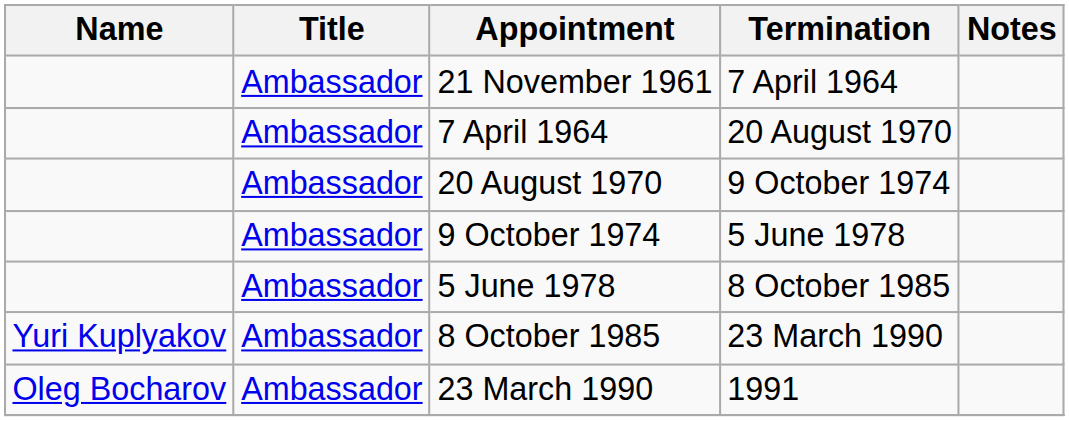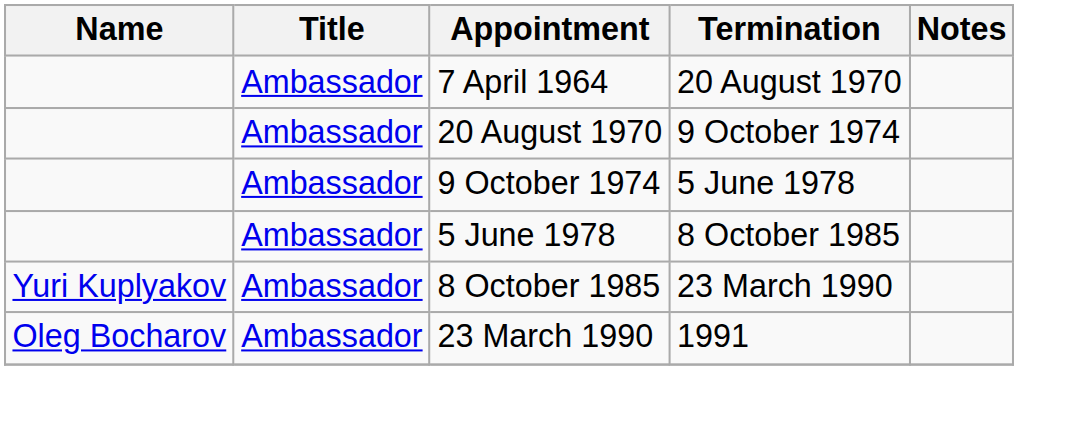- row: (575, 81)
